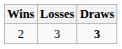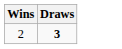- column: (57, 14)
